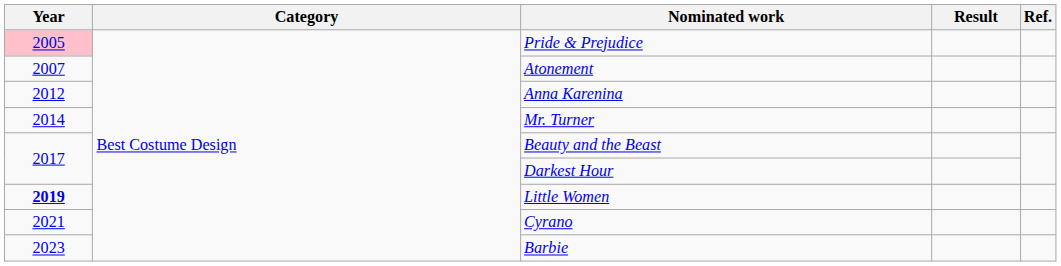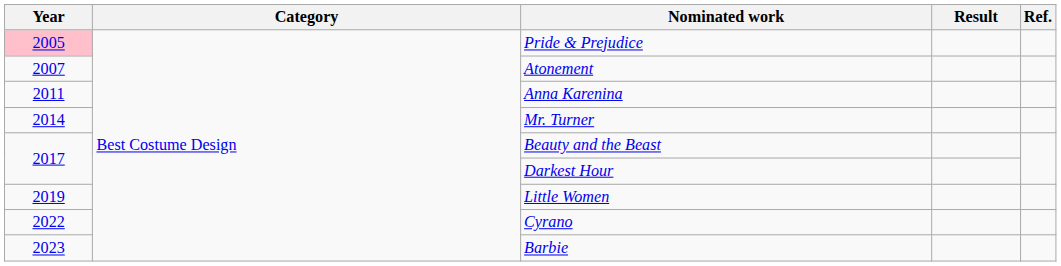(49, 94) 2012 -> (49, 94) 2011
(49, 196) bold -> (49, 196) normal
(49, 222) 2021 -> (49, 222) 2022
